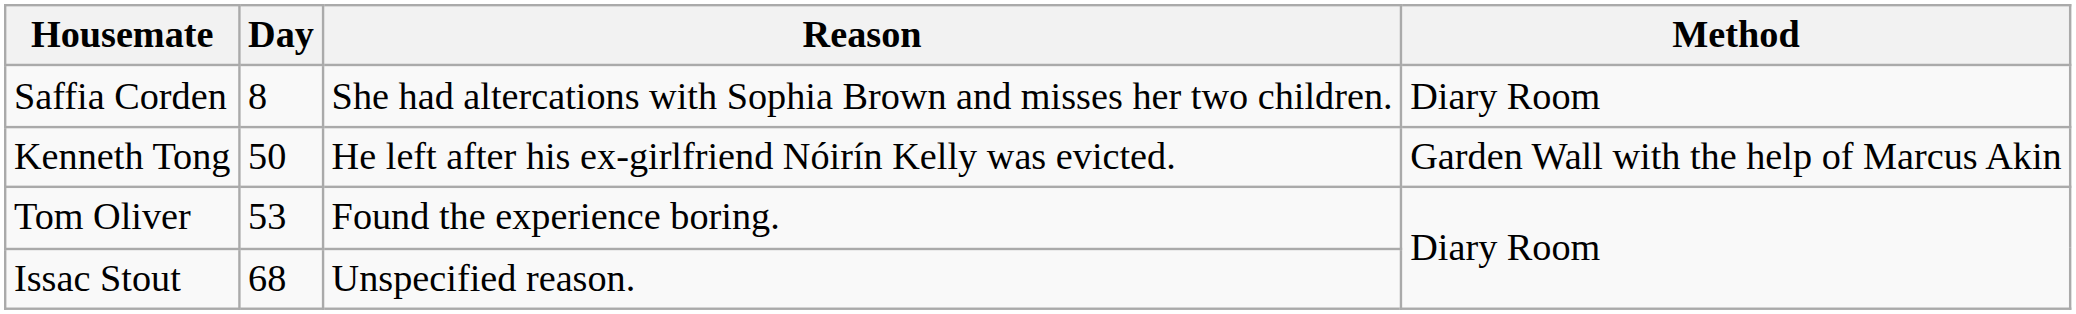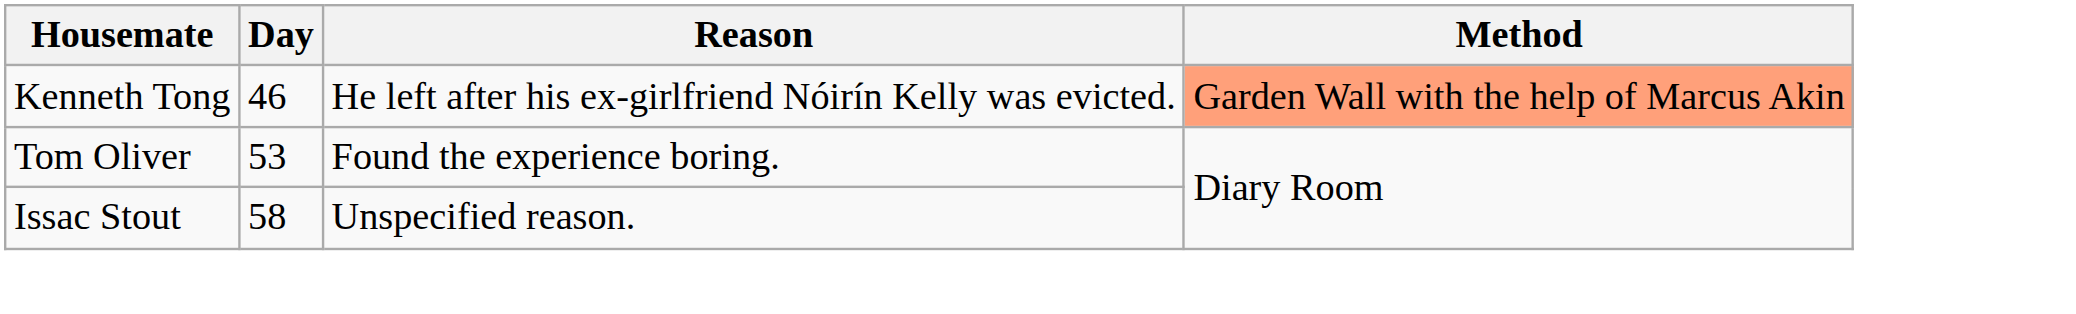- row: (120, 95)
(267, 156) 50 -> (267, 95) 46
(1736, 156) no background -> (1519, 95) lightsalmon background
(267, 277) 68 -> (267, 216) 58
